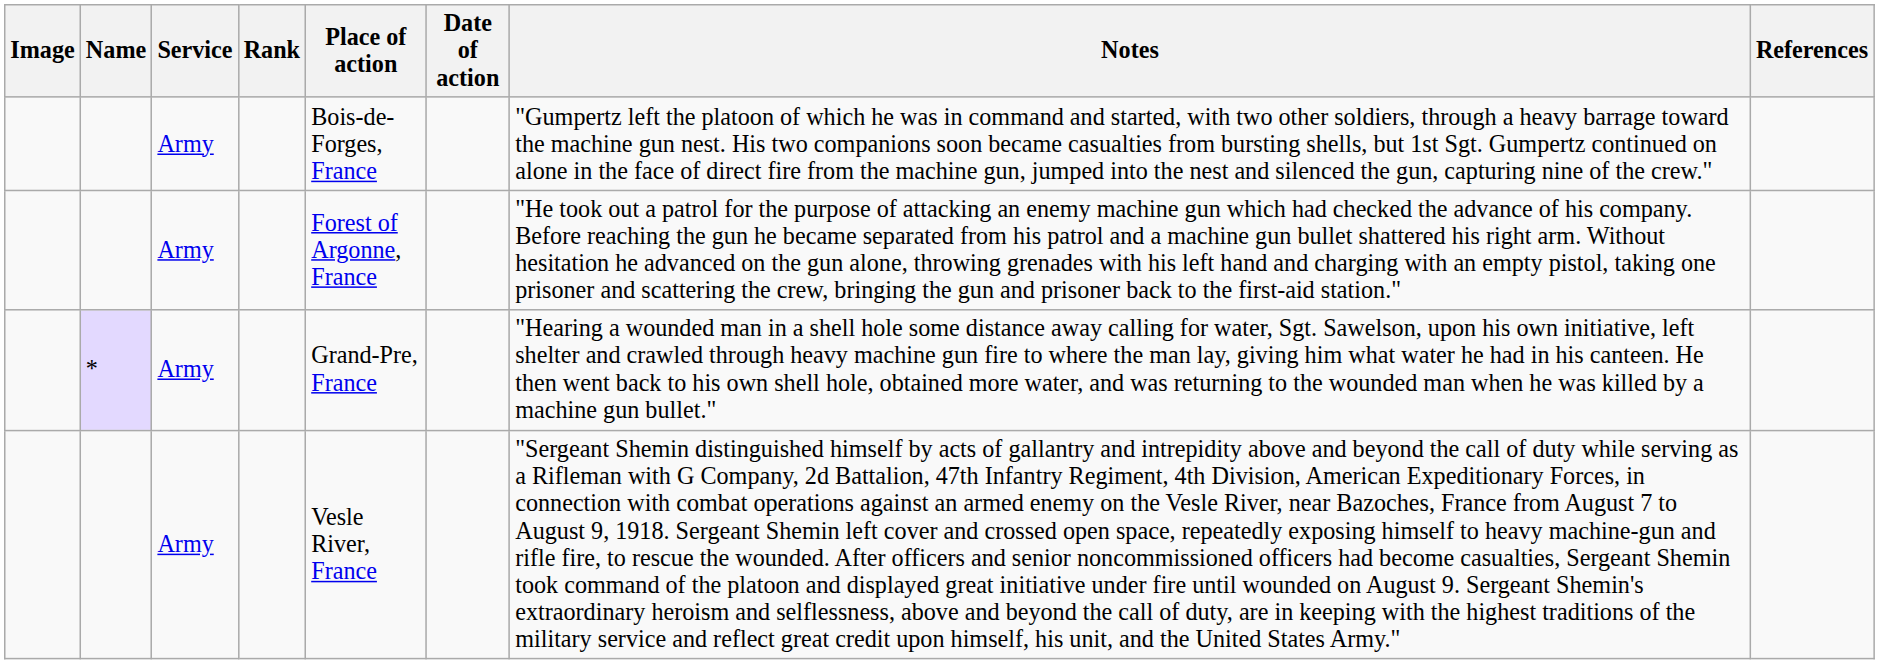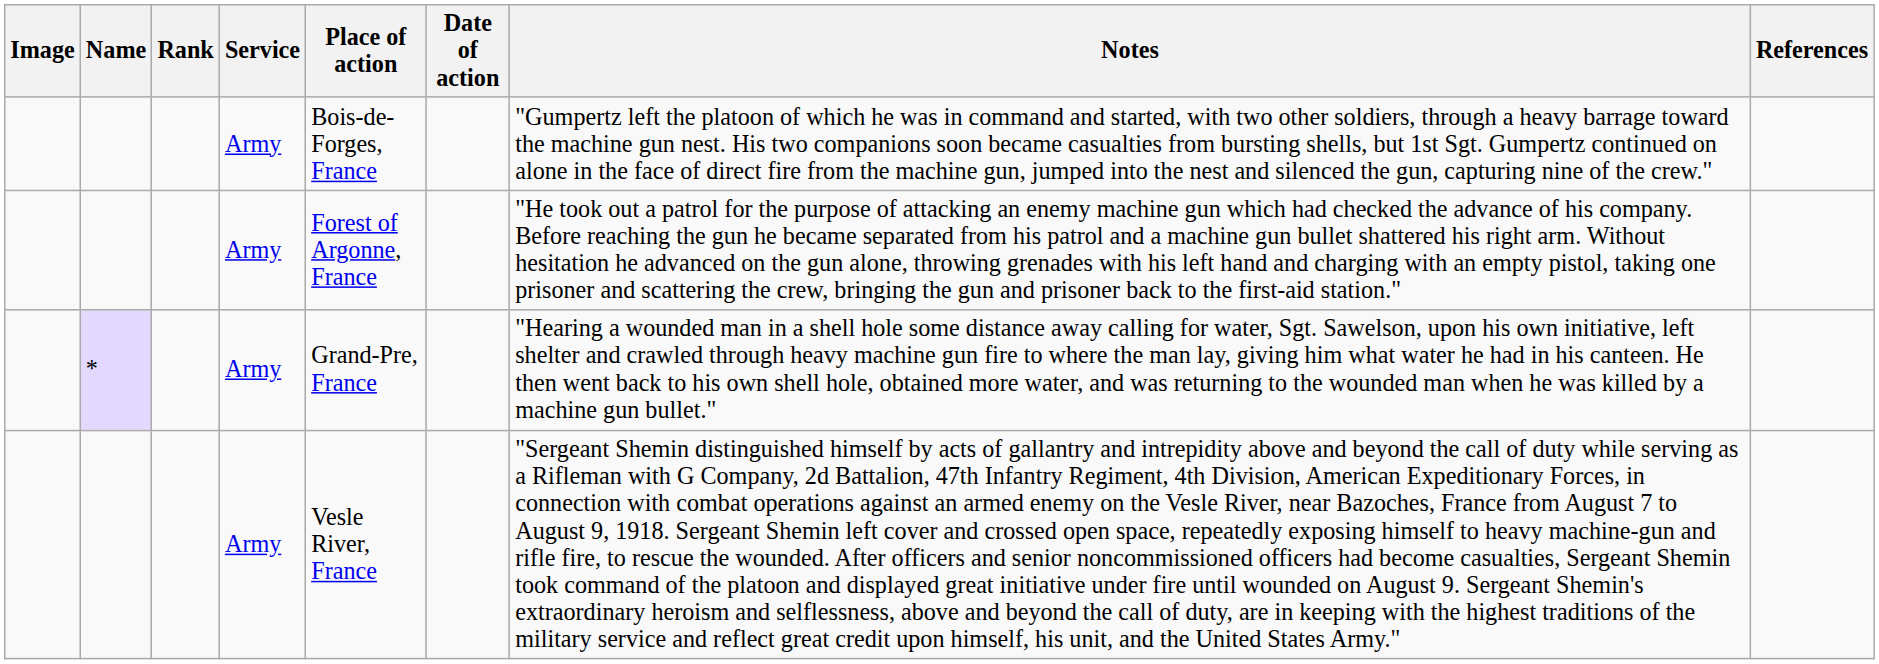columns swapped: (195, 50) <-> (272, 50)
